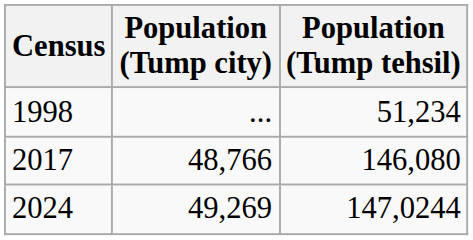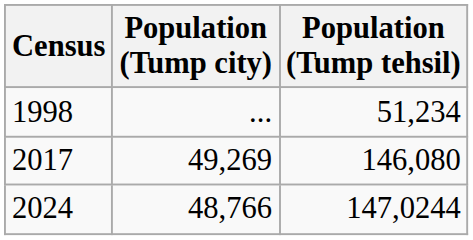(230, 160) 48,766 -> (230, 160) 49,269
(230, 208) 49,269 -> (230, 208) 48,766
